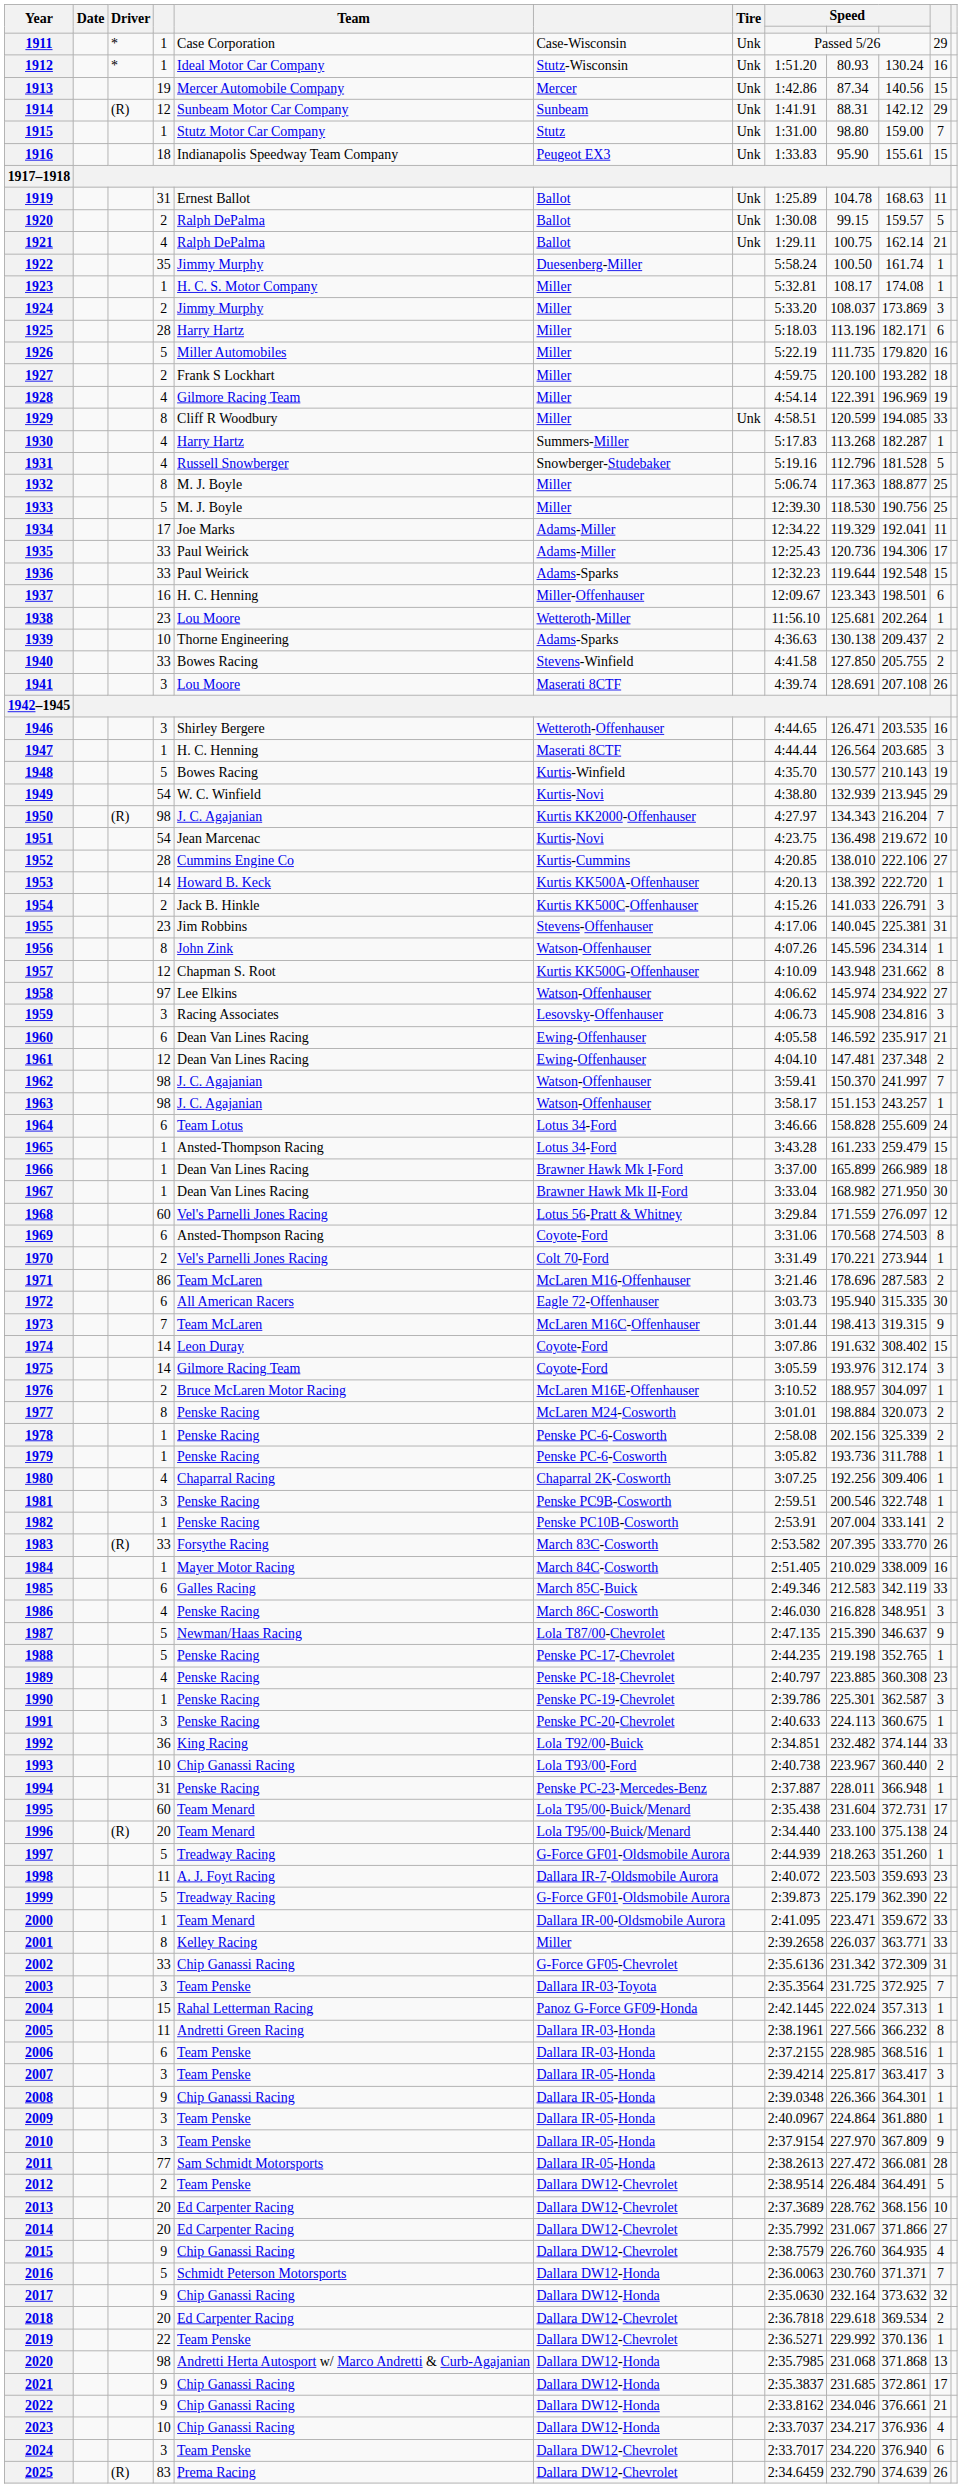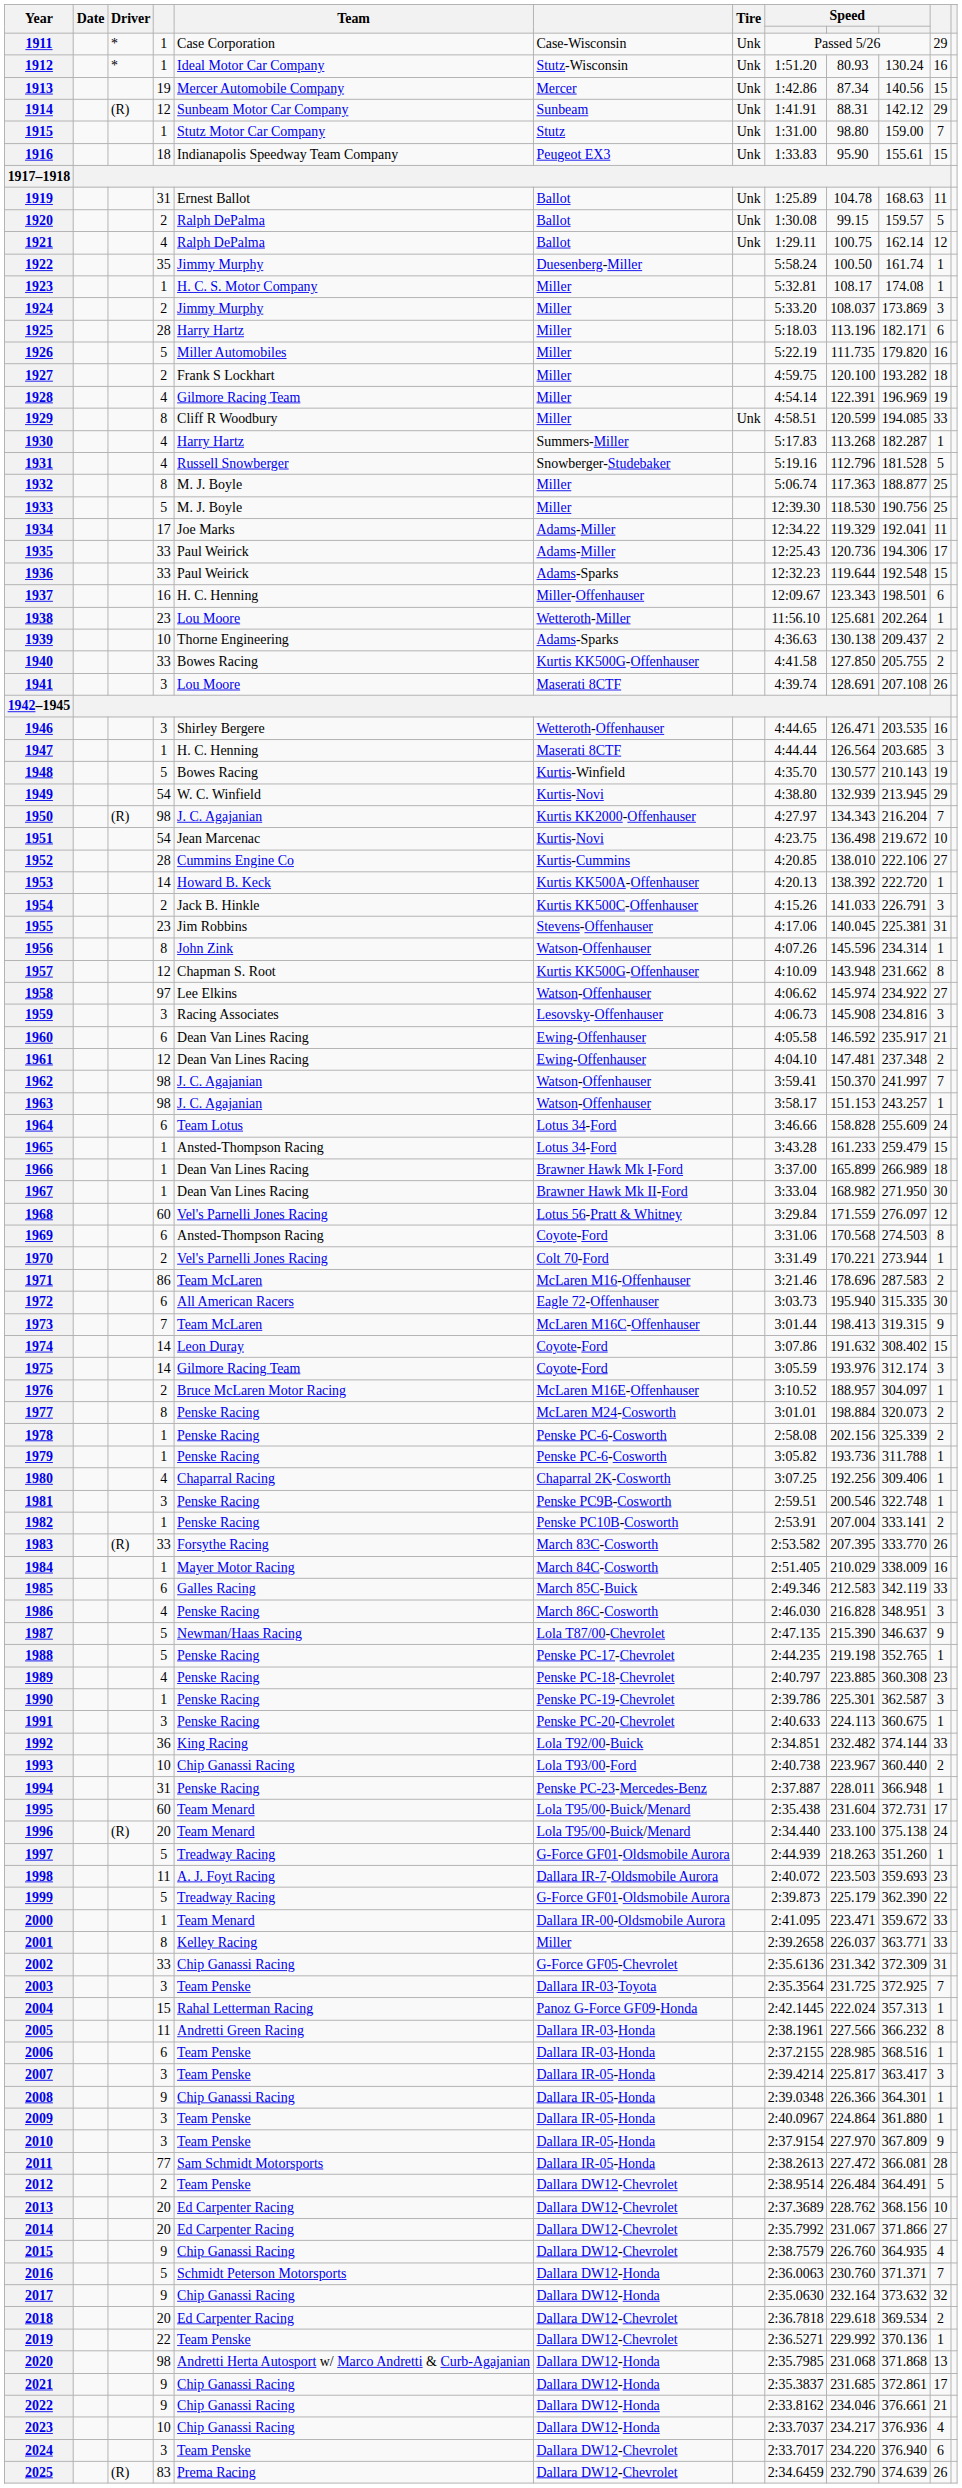(940, 242) 21 -> (940, 242) 12
(585, 662) Stevens-Winfield -> (618, 662) Kurtis KK500G-Offenhauser
